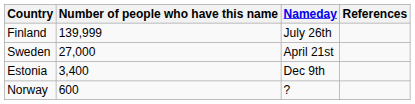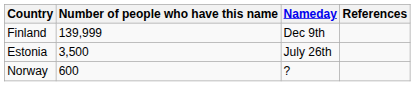(308, 33) July 26th -> (304, 33) Dec 9th
- row: (29, 52)
(74, 71) 3,400 -> (74, 52) 3,500
(304, 71) Dec 9th -> (308, 52) July 26th
